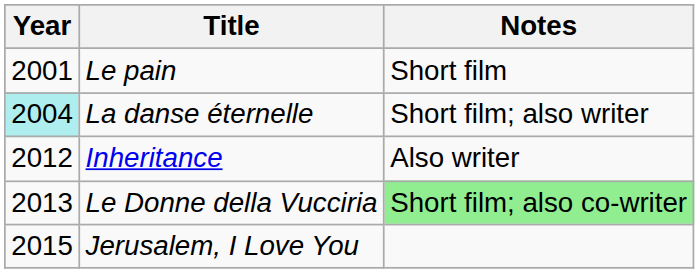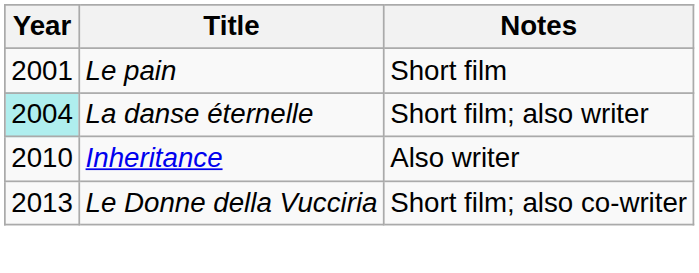(42, 158) 2012 -> (42, 158) 2010
(539, 202) lightgreen background -> (539, 202) no background
- row: (222, 245)
